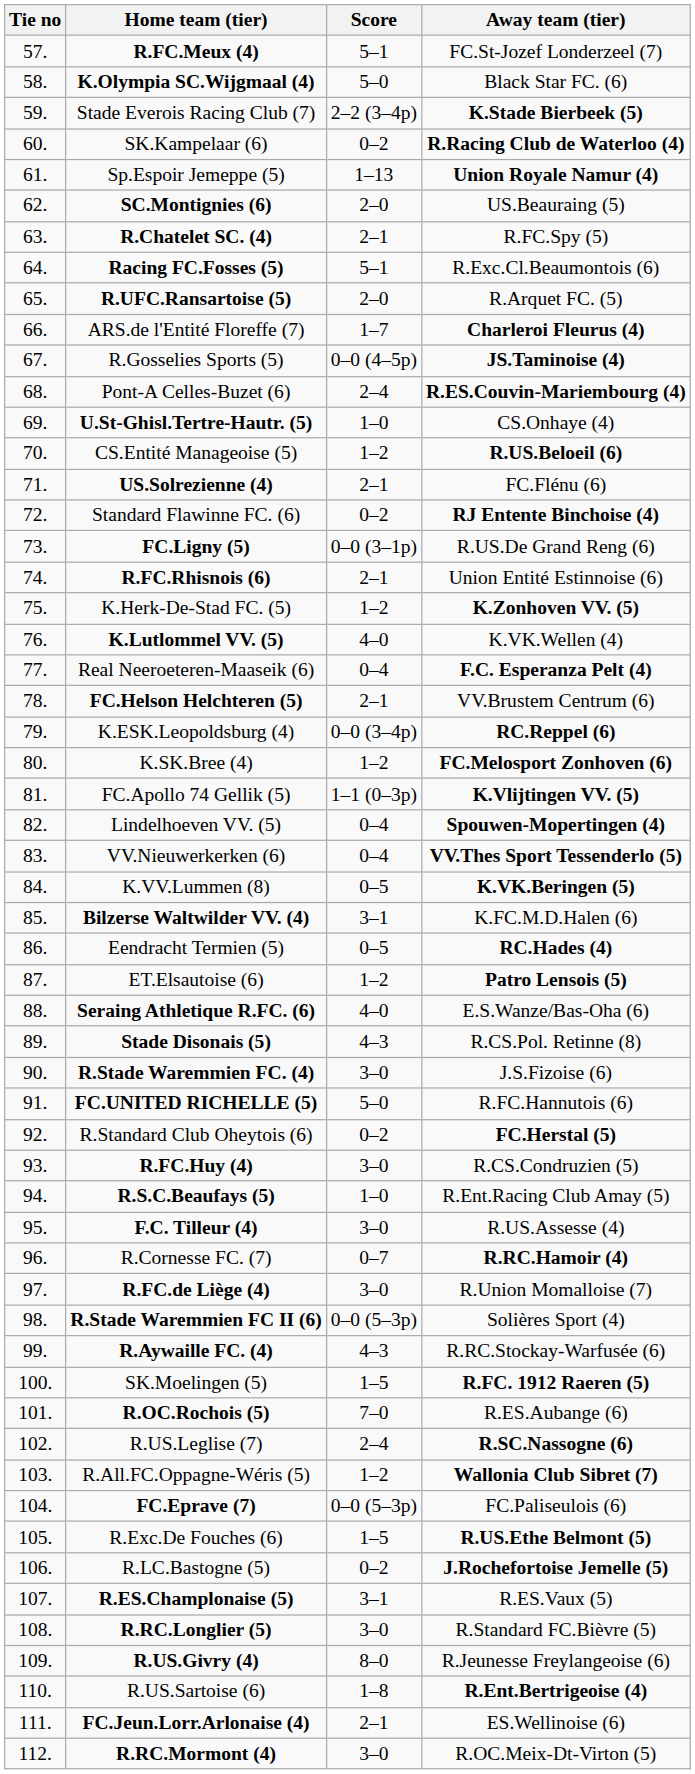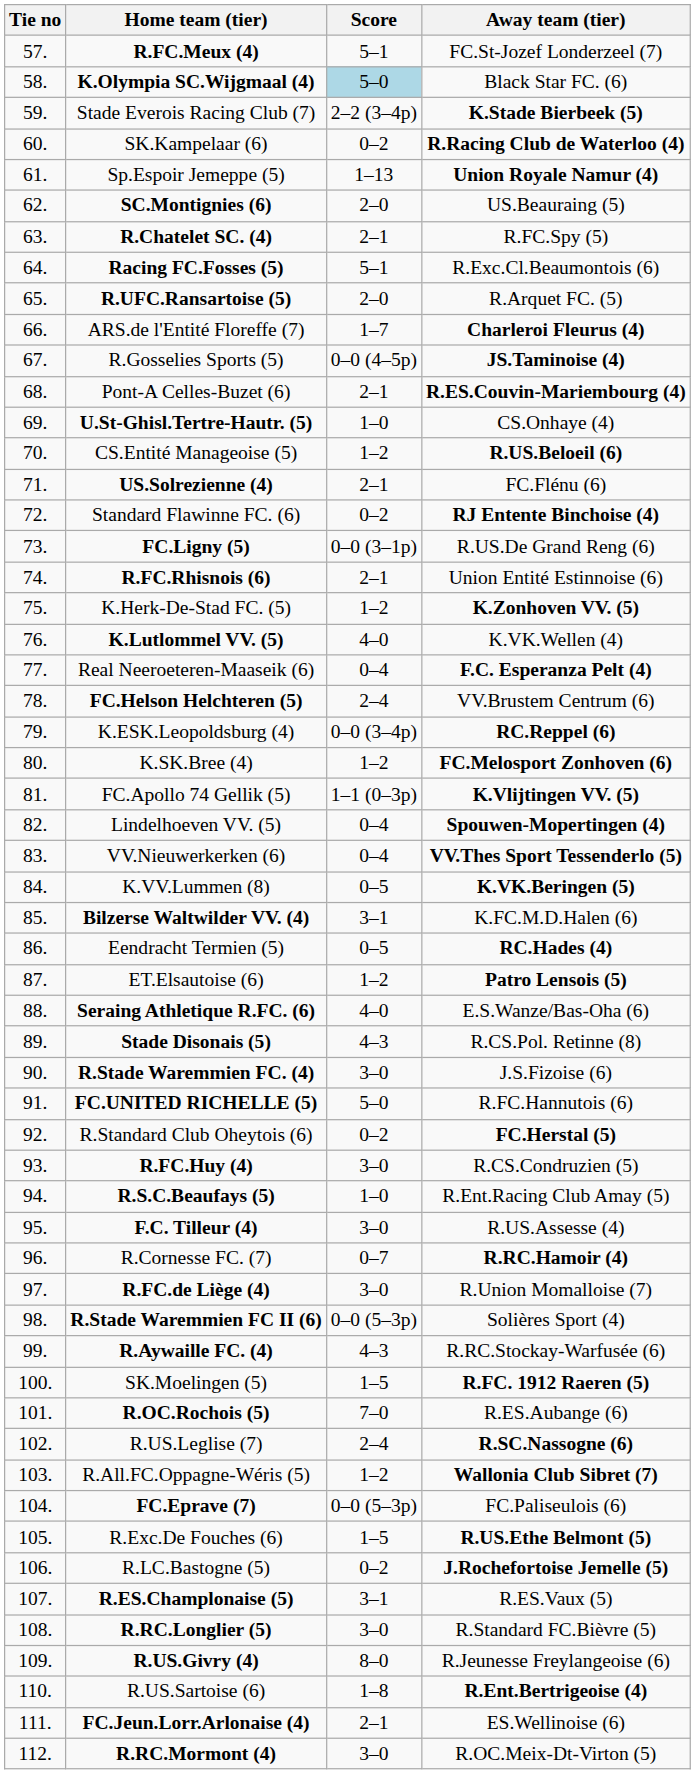(374, 81) no background -> (374, 81) lightblue background
(374, 391) 2–4 -> (374, 391) 2–1
(374, 701) 2–1 -> (374, 701) 2–4
